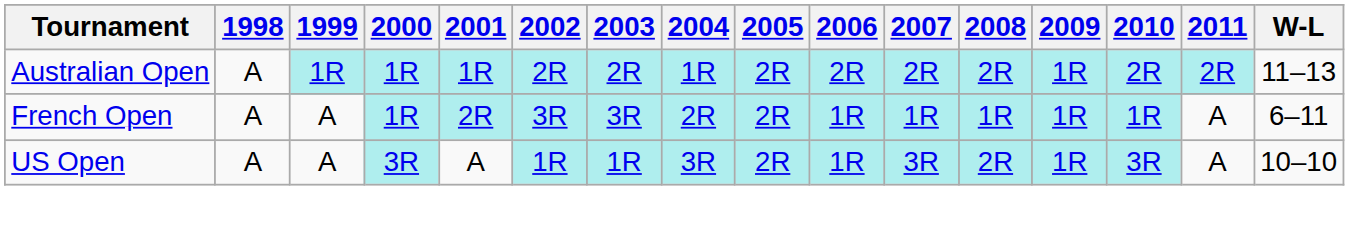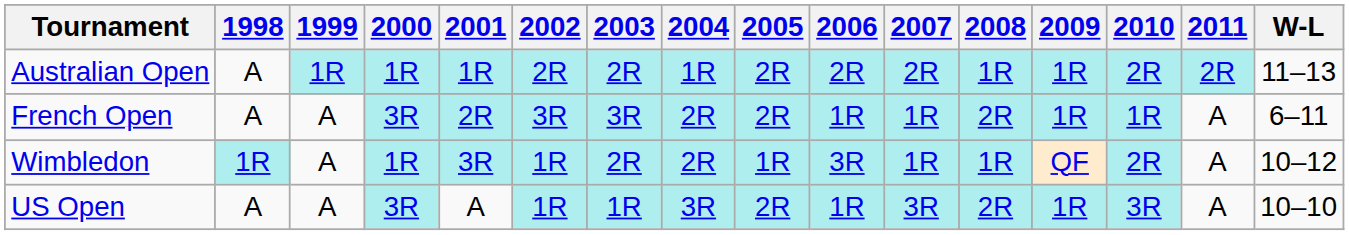(995, 71) 2R -> (995, 71) 1R
(401, 116) 1R -> (401, 116) 3R
(995, 116) 1R -> (995, 116) 2R
+ row: (80, 160)
